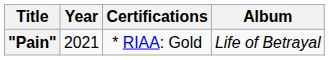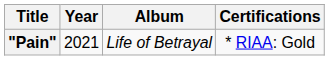columns swapped: (157, 17) <-> (268, 17)
